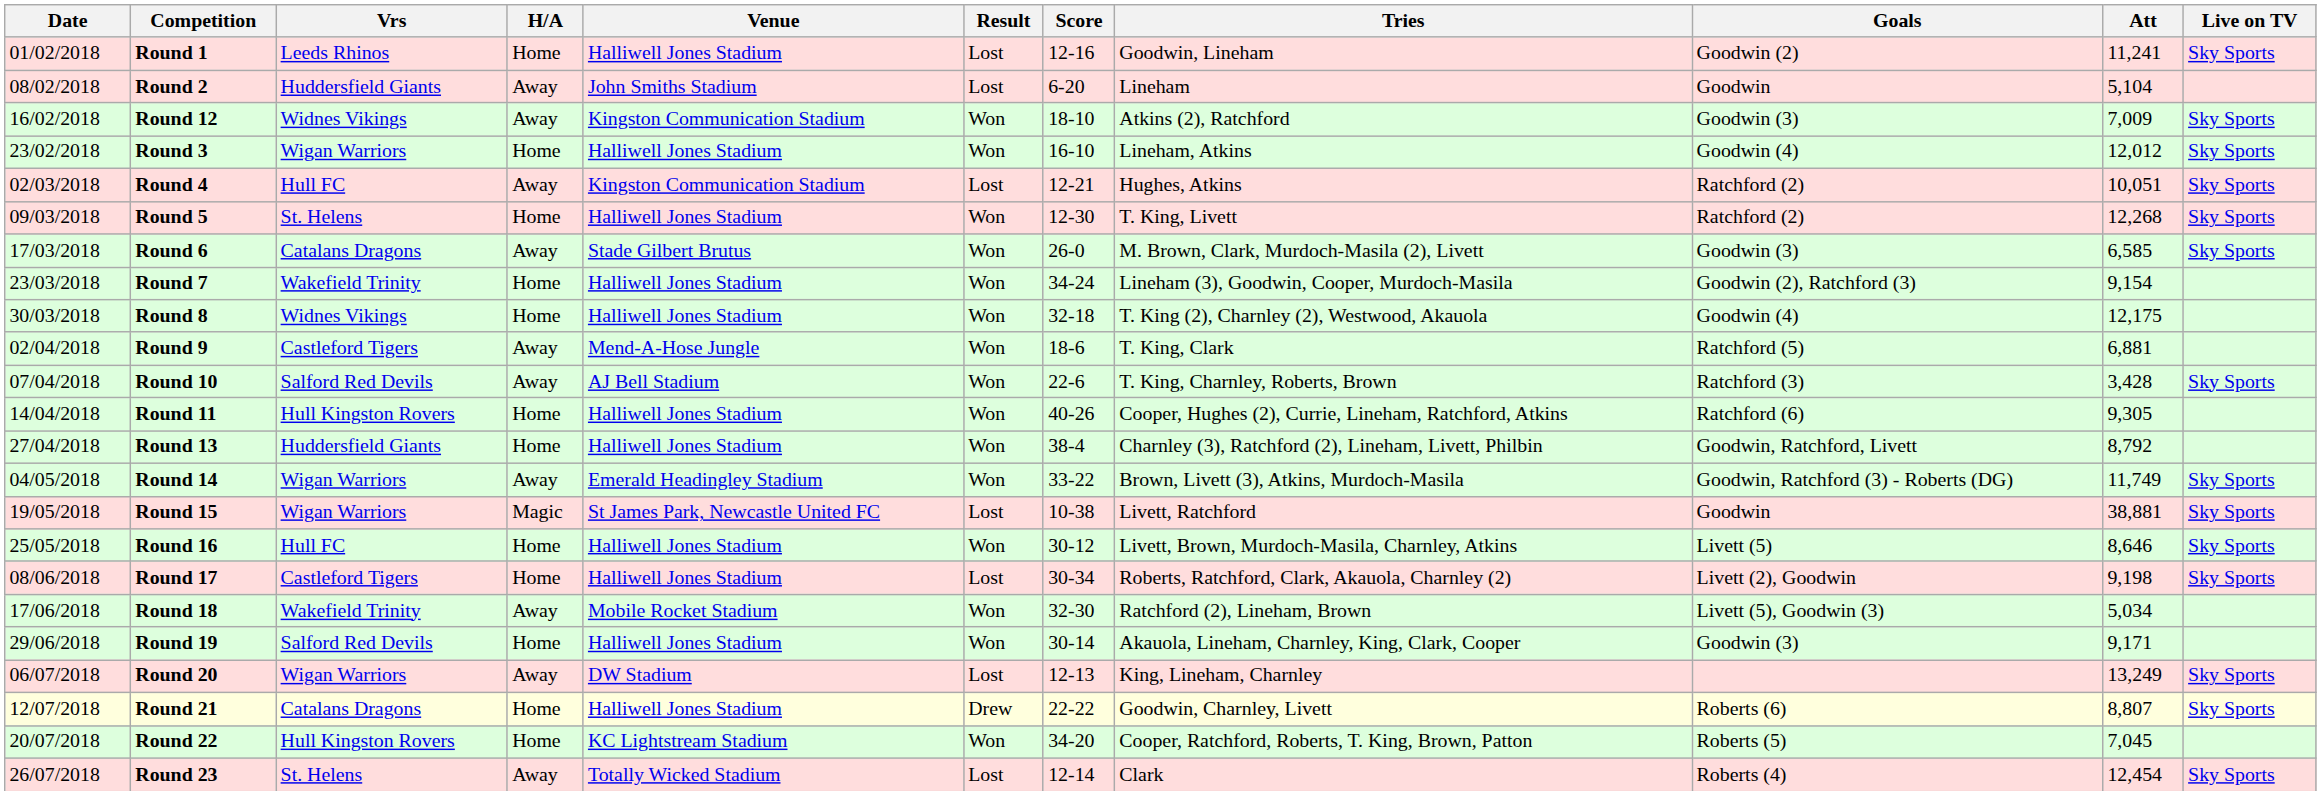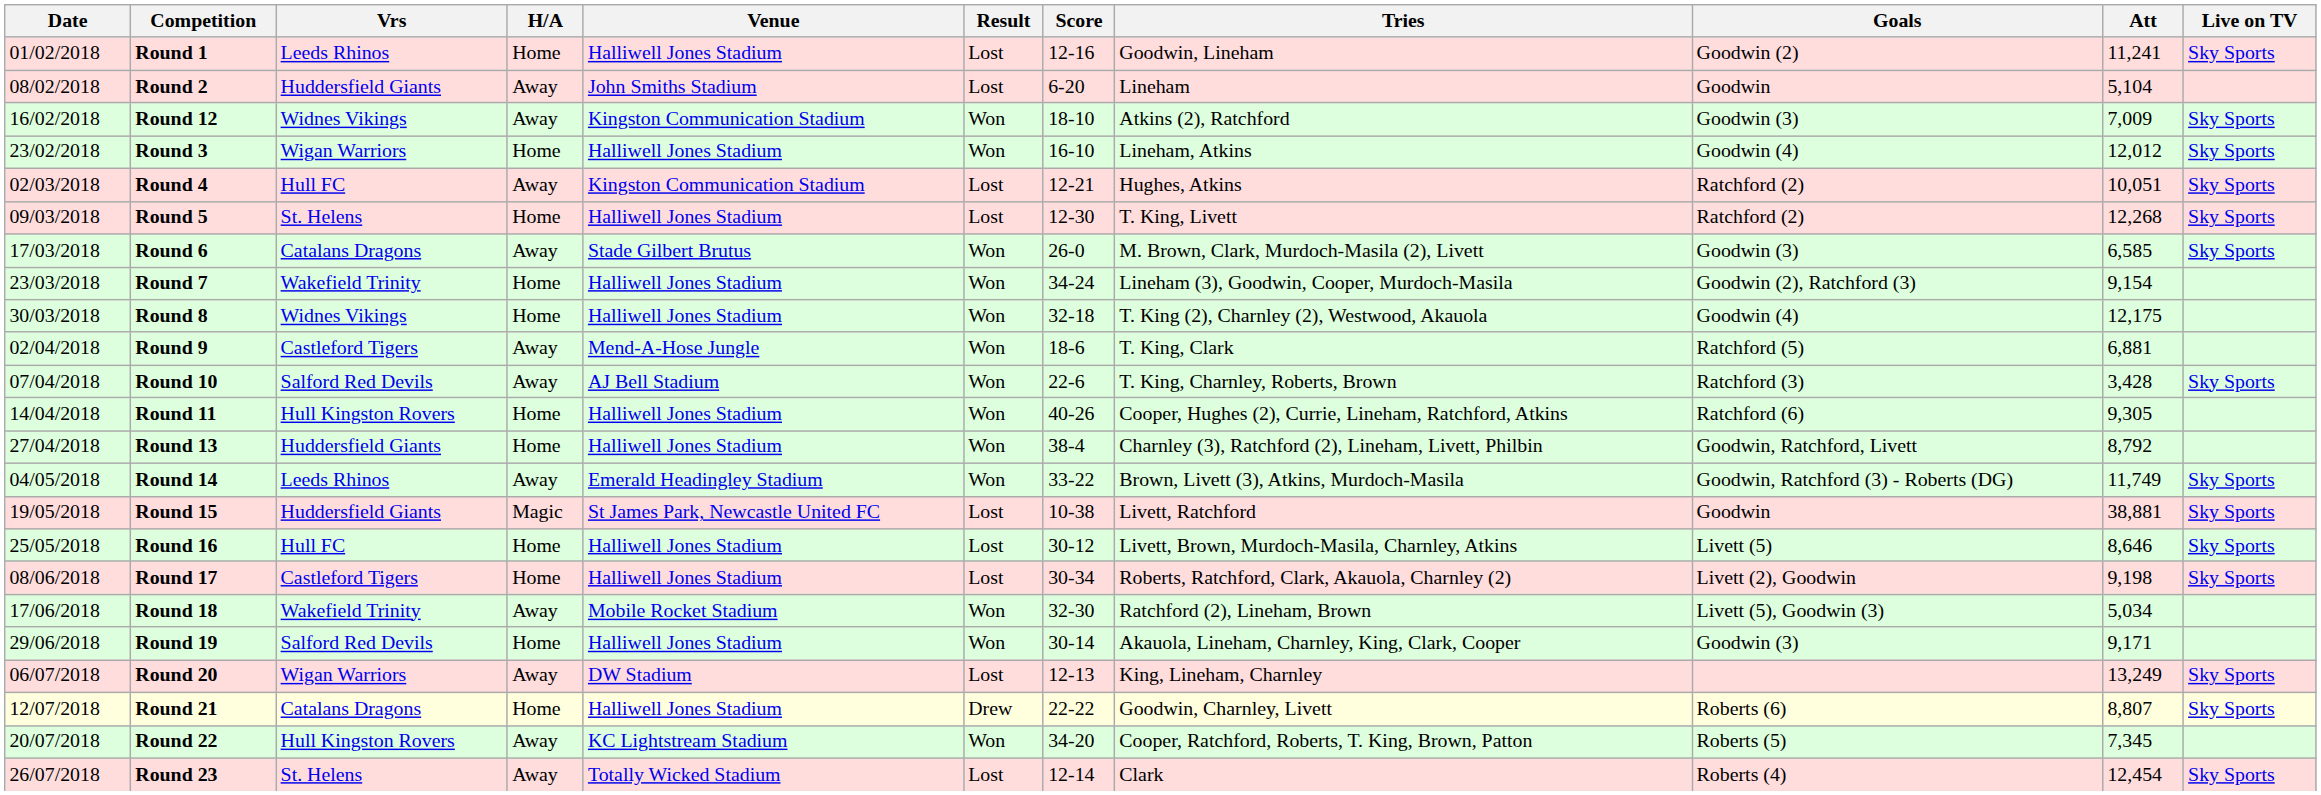(987, 217) Won -> (986, 217) Lost
(343, 479) Wigan Warriors -> (335, 479) Leeds Rhinos
(343, 511) Wigan Warriors -> (361, 511) Huddersfield Giants
(987, 544) Won -> (986, 544) Lost
(536, 741) Home -> (535, 741) Away
(2130, 741) 7,045 -> (2130, 741) 7,345
